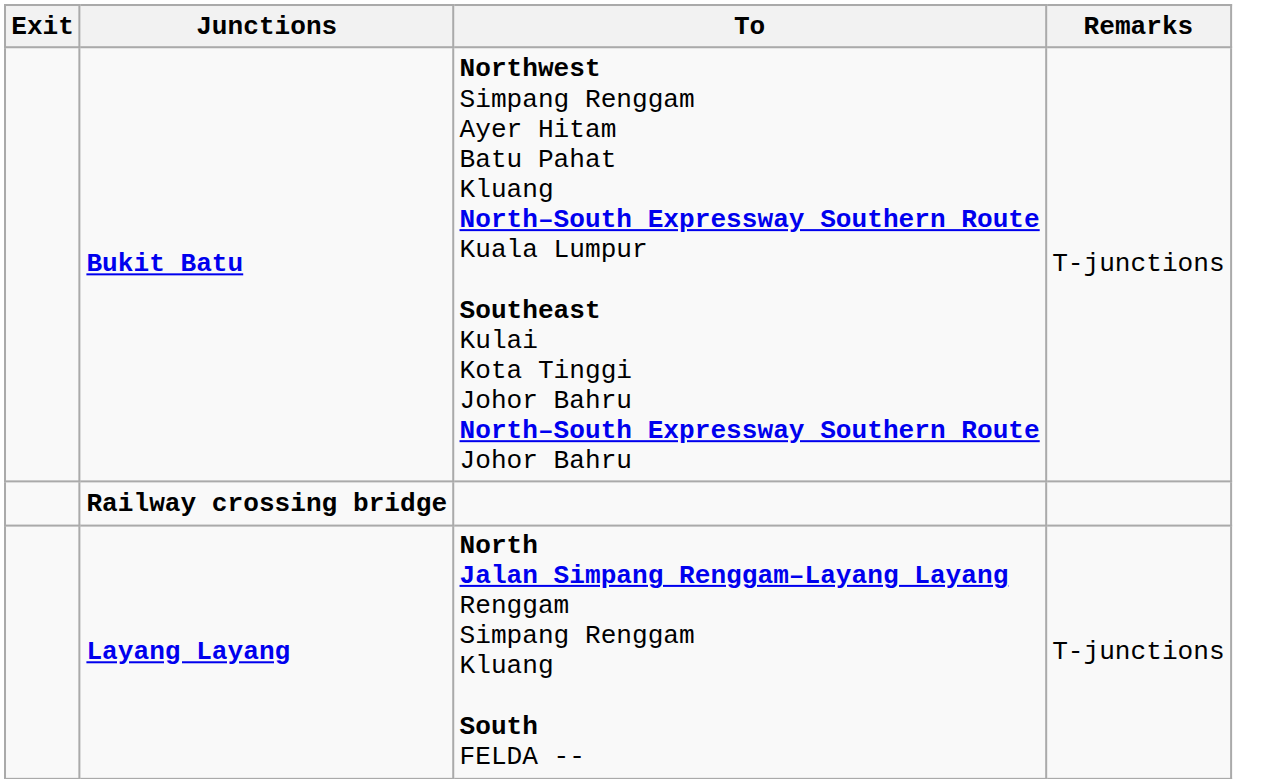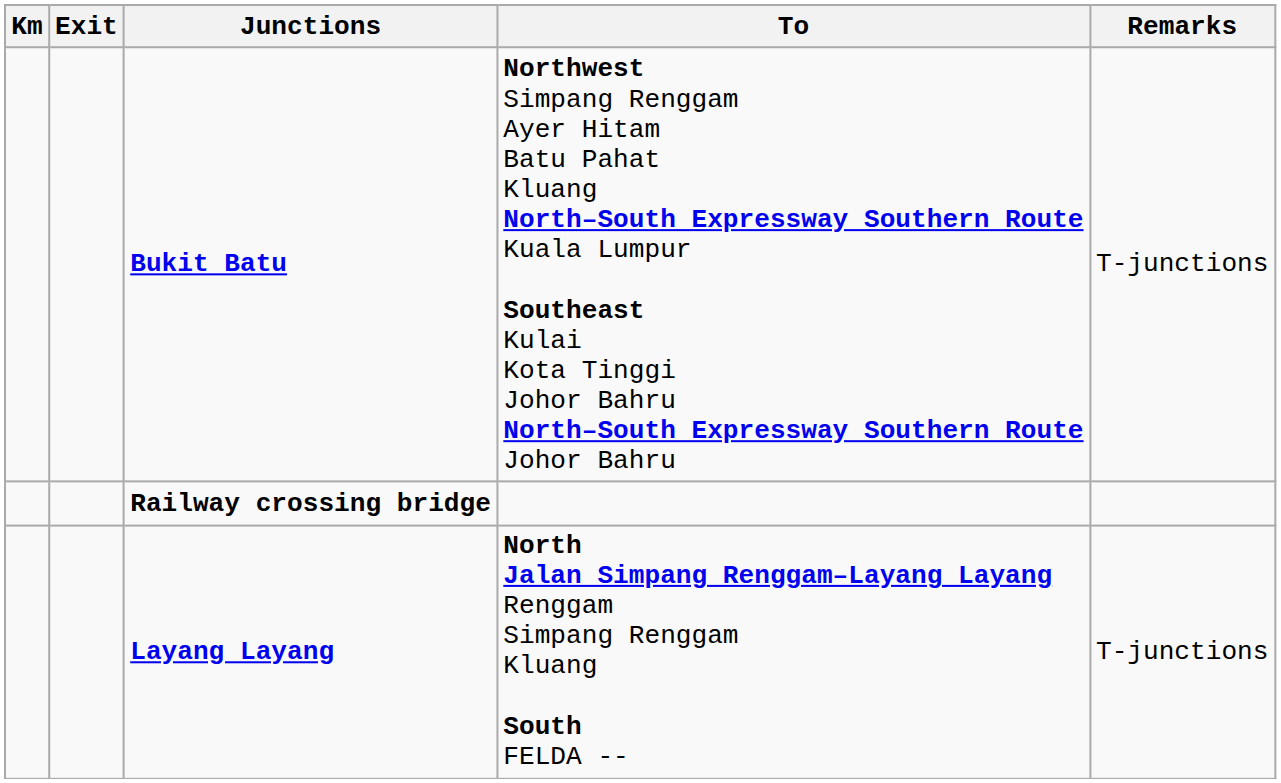+ column: (27, 26)
